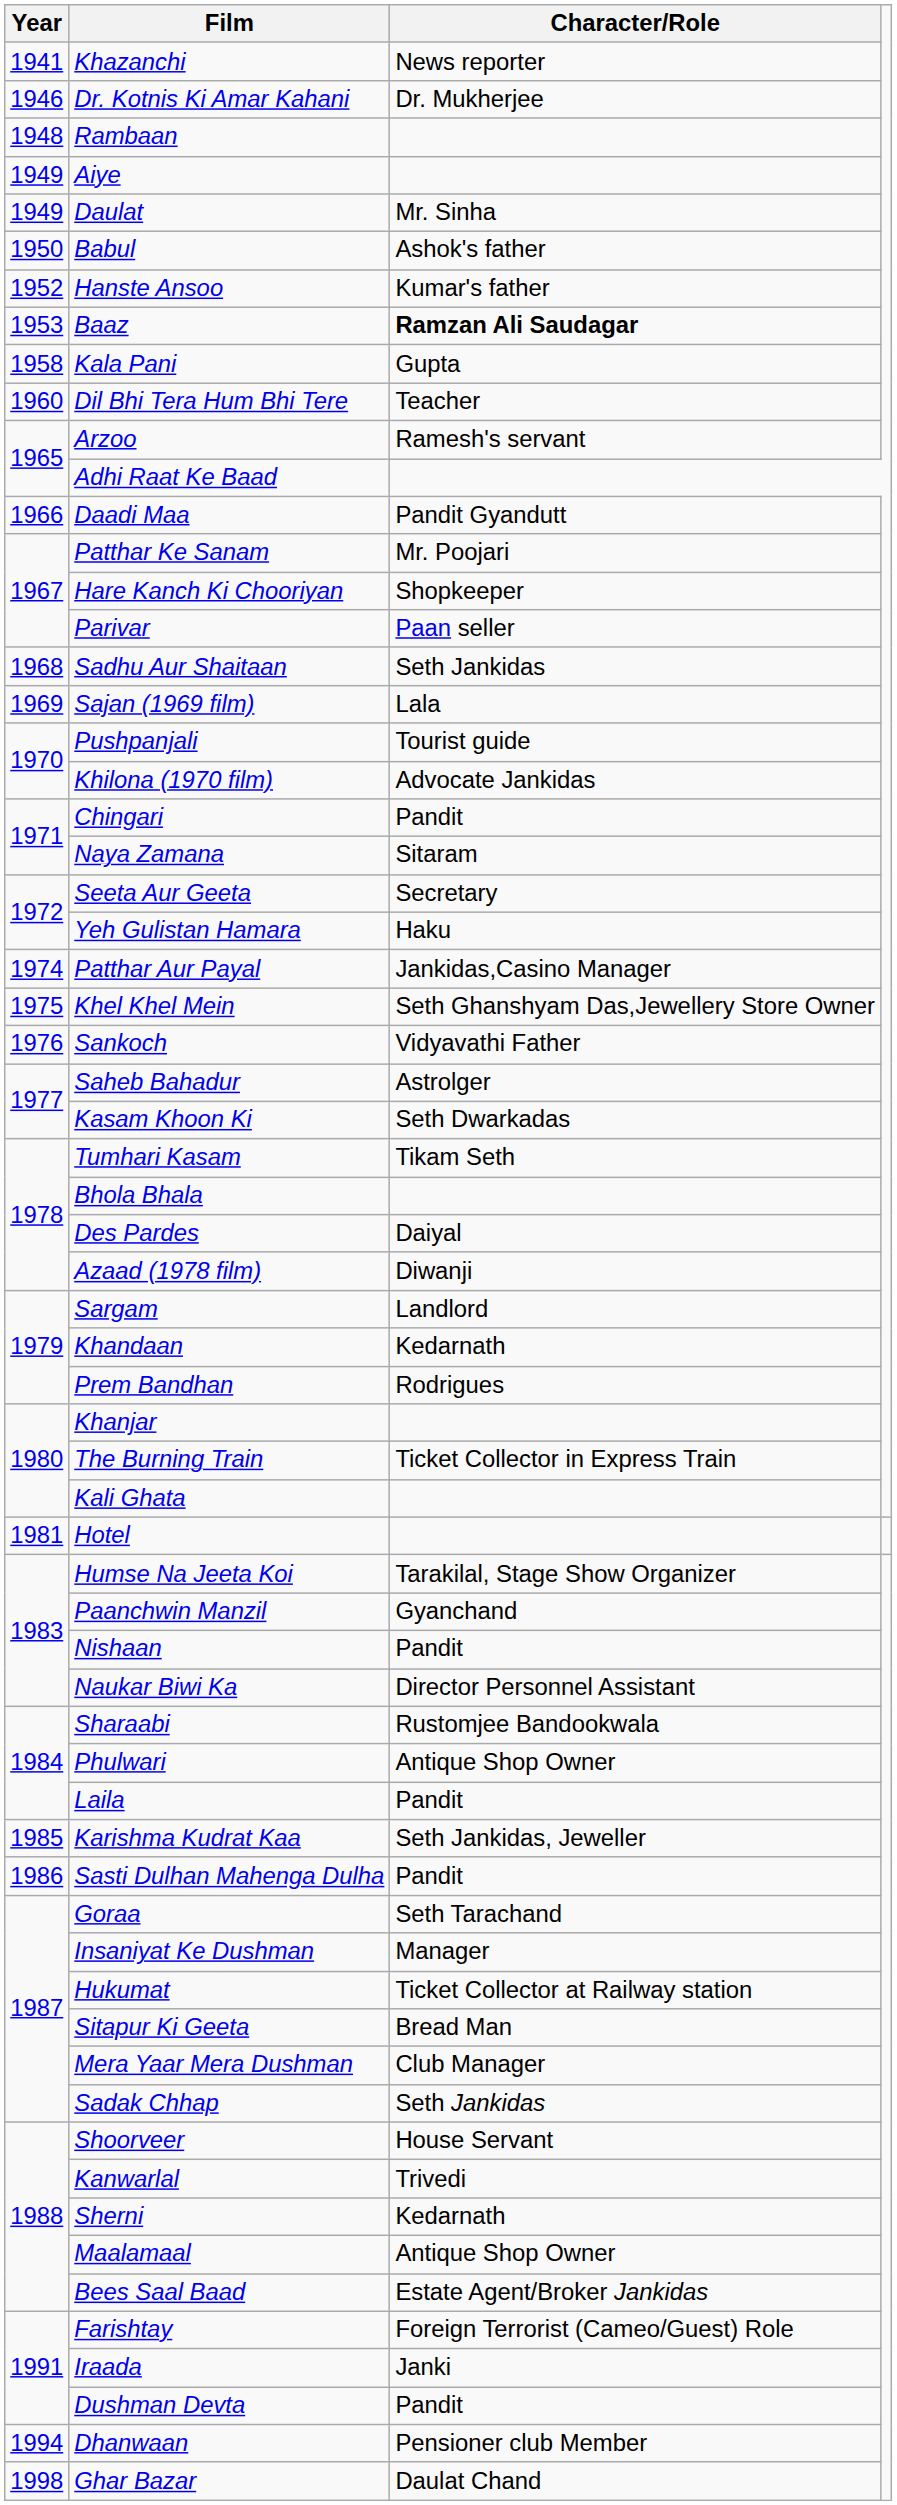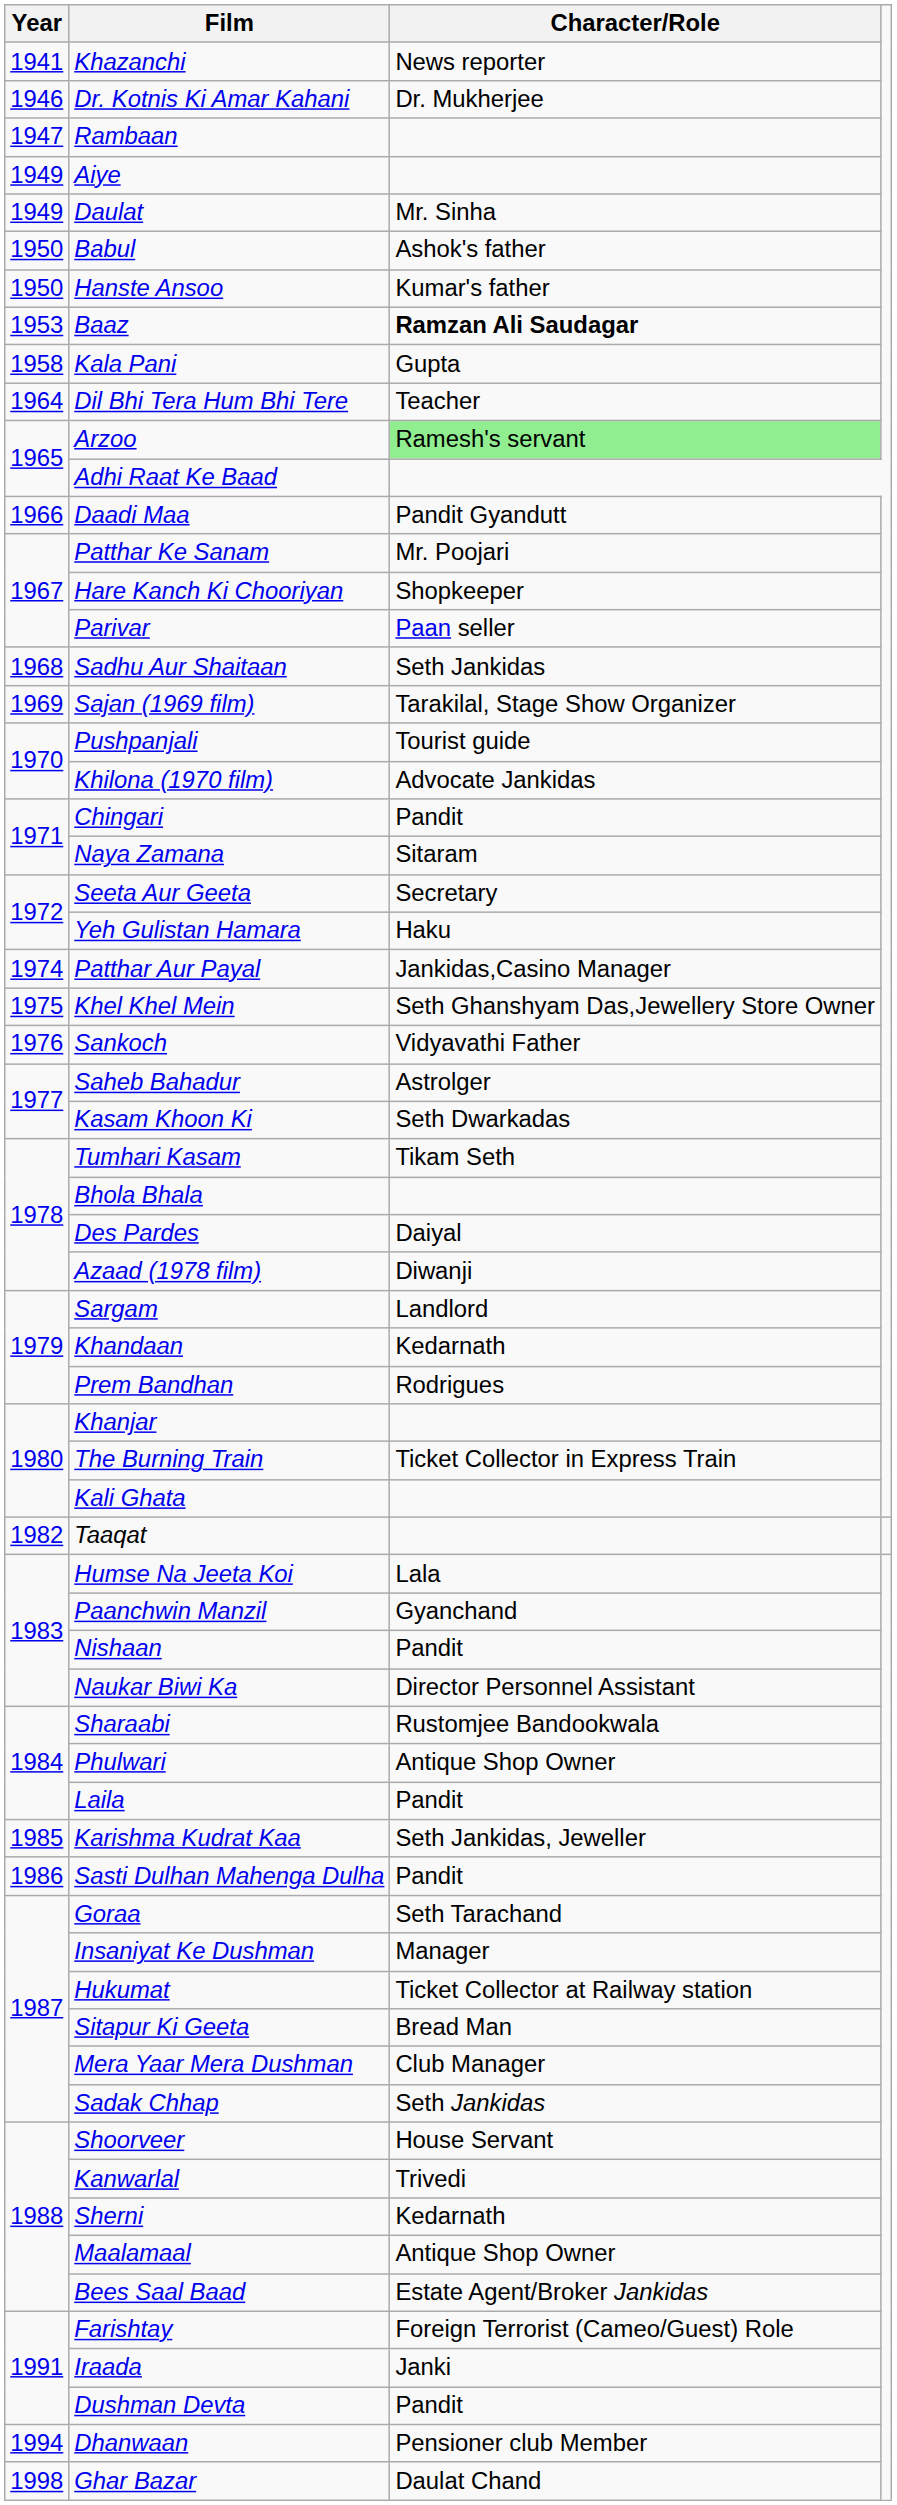(37, 136) 1948 -> (37, 136) 1947
(37, 288) 1952 -> (37, 288) 1950
(37, 401) 1960 -> (37, 401) 1964
(490, 439) no background -> (490, 439) lightgreen background
(418, 703) Lala -> (566, 703) Tarakilal, Stage Show Organizer
- row: (102, 1535)
+ row: (110, 1535)
(566, 1573) Tarakilal, Stage Show Organizer -> (418, 1573) Lala
